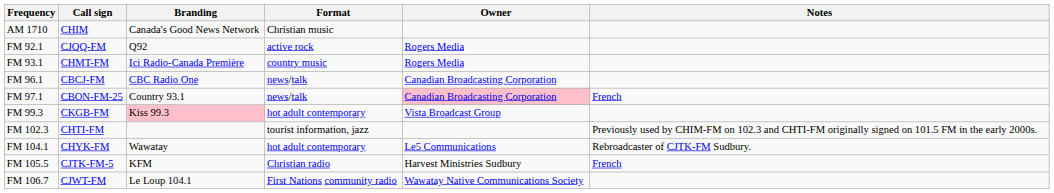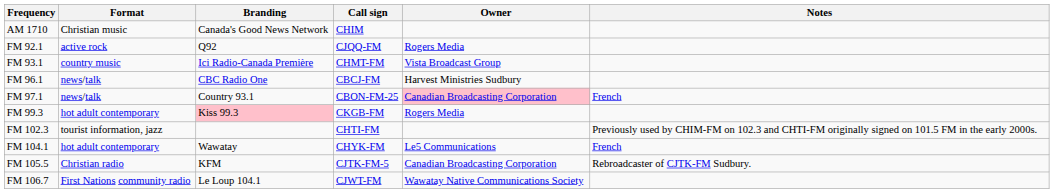columns swapped: (92, 12) <-> (333, 12)
(434, 63) Rogers Media -> (453, 63) Vista Broadcast Group
(480, 79) Canadian Broadcasting Corporation -> (463, 79) Harvest Ministries Sudbury
(453, 113) Vista Broadcast Group -> (434, 113) Rogers Media
(672, 146) Rebroadcaster of CJTK-FM Sudbury. -> (607, 146) French
(463, 163) Harvest Ministries Sudbury -> (480, 163) Canadian Broadcasting Corporation
(607, 163) French -> (672, 163) Rebroadcaster of CJTK-FM Sudbury.
